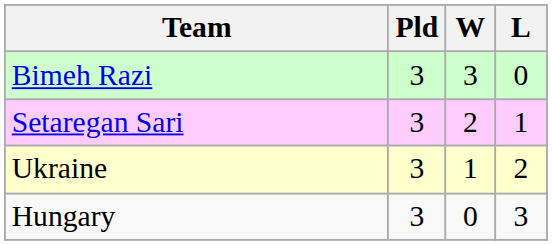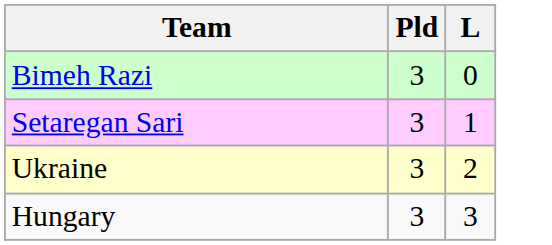- column: (470, 27)
